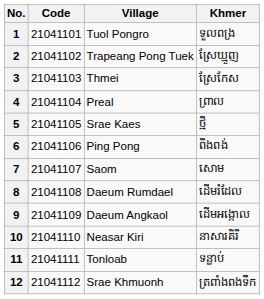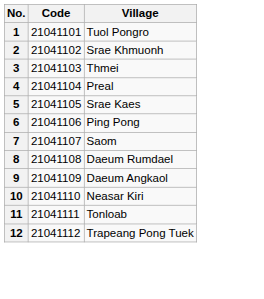- column: (228, 13)
(140, 56) Trapeang Pong Tuek -> (125, 50) Srae Khmuonh
(125, 282) Srae Khmuonh -> (140, 232) Trapeang Pong Tuek
